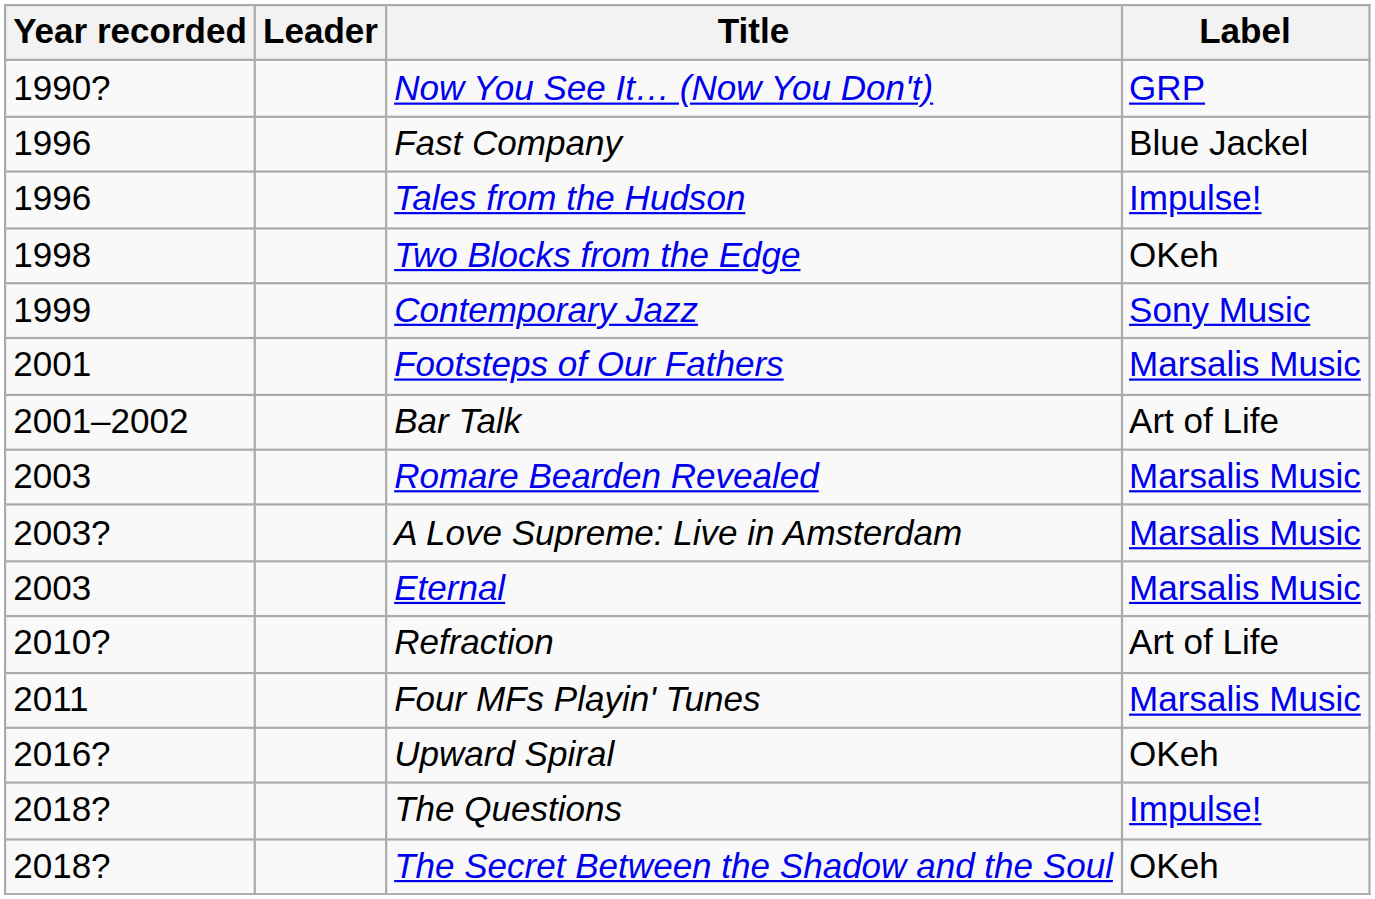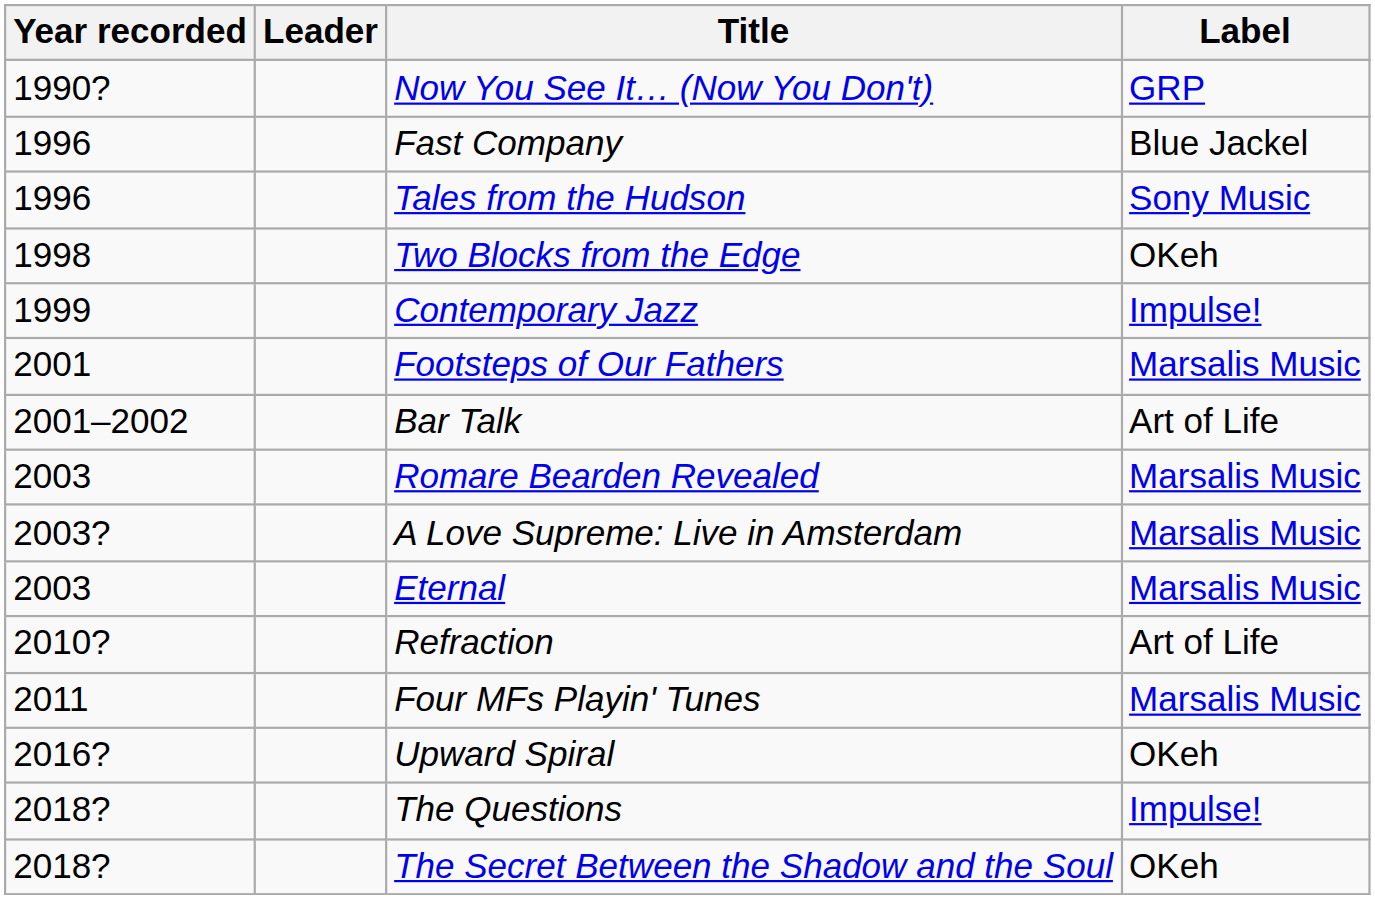(1195, 198) Impulse! -> (1220, 198) Sony Music
(1220, 310) Sony Music -> (1195, 310) Impulse!
